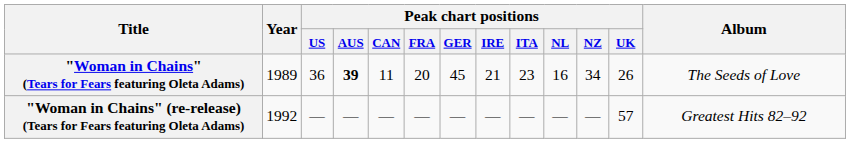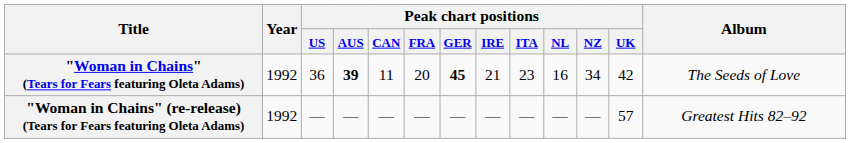(282, 74) 1989 -> (282, 74) 1992
(458, 74) normal -> (458, 74) bold
(626, 74) 26 -> (626, 74) 42
